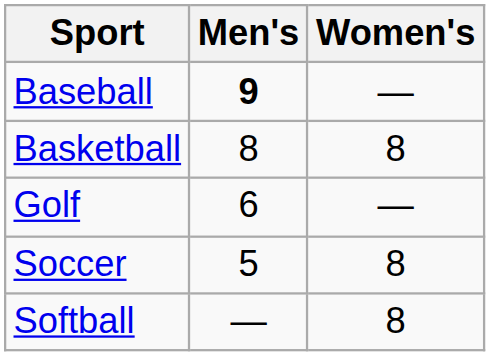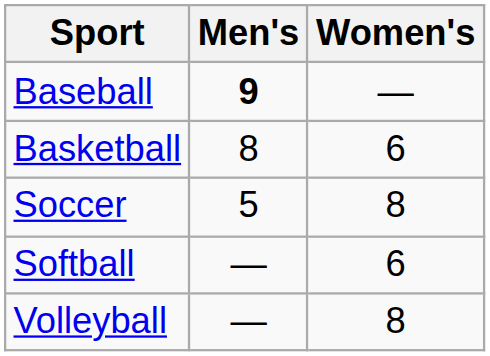(396, 148) 8 -> (396, 148) 6
- row: (47, 206)
(396, 321) 8 -> (396, 263) 6
+ row: (90, 321)
